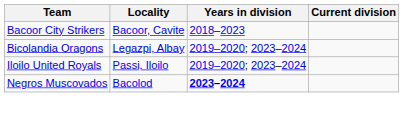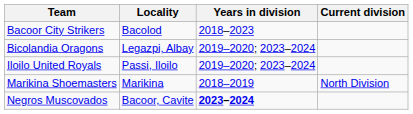(149, 30) Bacoor, Cavite -> (142, 30) Bacolod
+ row: (62, 83)
(133, 83) Bacolod -> (158, 100) Bacoor, Cavite
